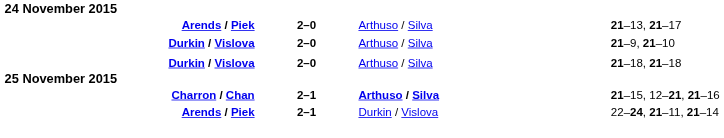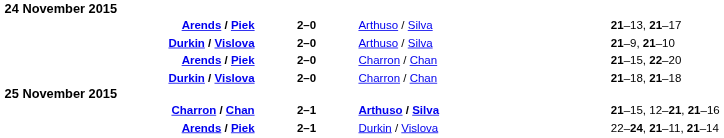+ row: (218, 60)
(396, 63) Arthuso / Silva -> (398, 78) Charron / Chan
